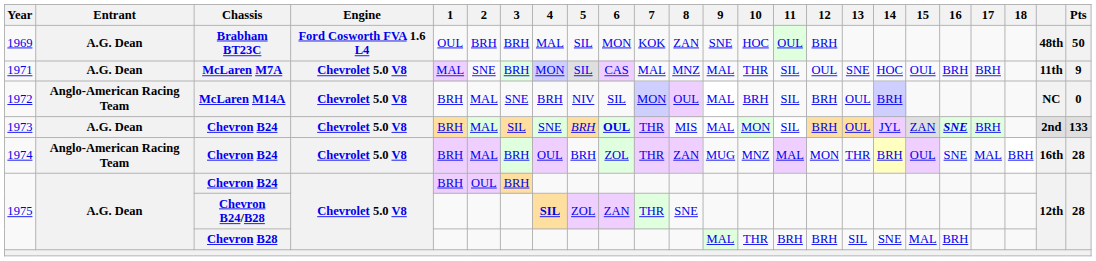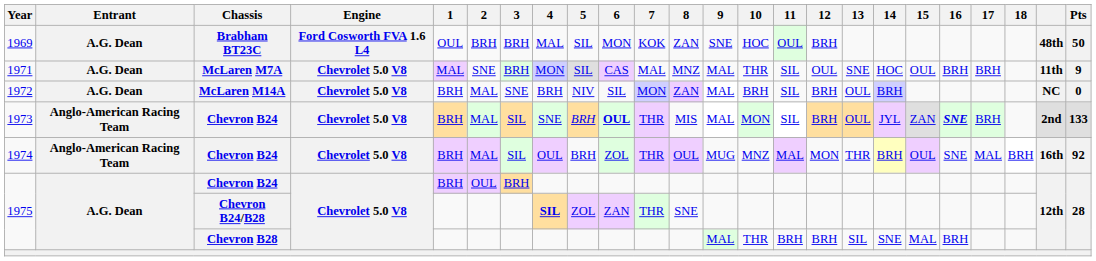(115, 99) Anglo-American Racing Team -> (115, 91) A.G. Dean
(686, 99) OUL -> (686, 91) ZAN
(115, 127) A.G. Dean -> (115, 120) Anglo-American Racing Team
(517, 155) BRH -> (517, 155) SIL
(686, 155) ZAN -> (686, 155) OUL
(1078, 155) 28 -> (1078, 155) 92
